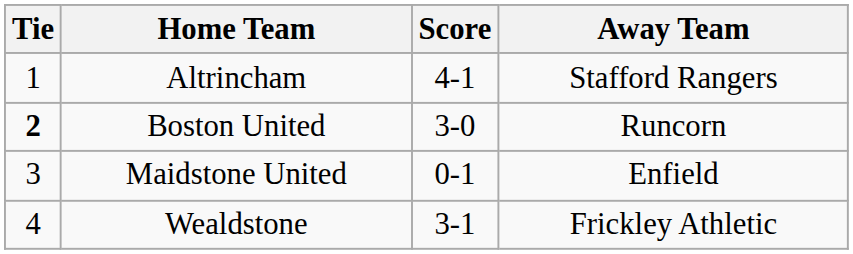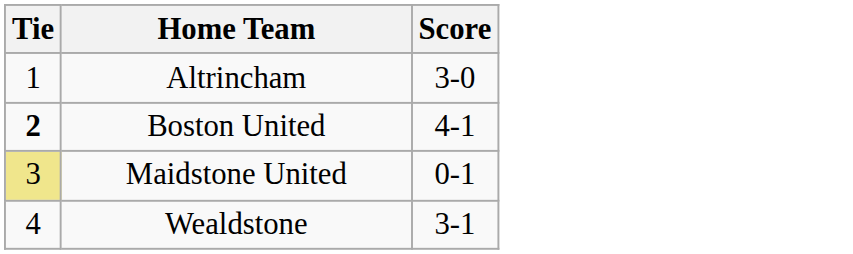- column: (673, 28)
(455, 77) 4-1 -> (455, 77) 3-0
(455, 126) 3-0 -> (455, 126) 4-1
(33, 175) no background -> (33, 175) khaki background
